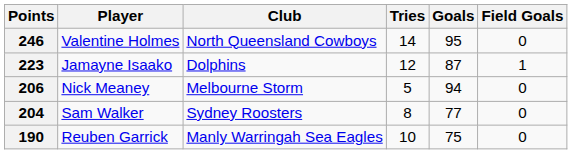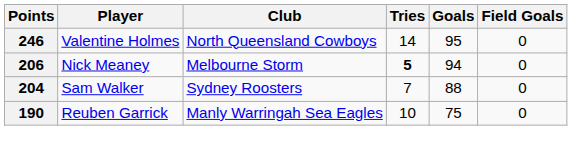- row: (31, 64)
(407, 88) normal -> (407, 64) bold
(407, 112) 8 -> (407, 88) 7
(453, 112) 77 -> (453, 88) 88
